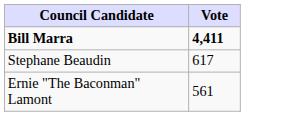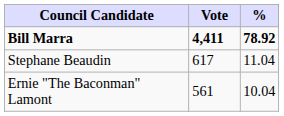+ column: (259, 15)
